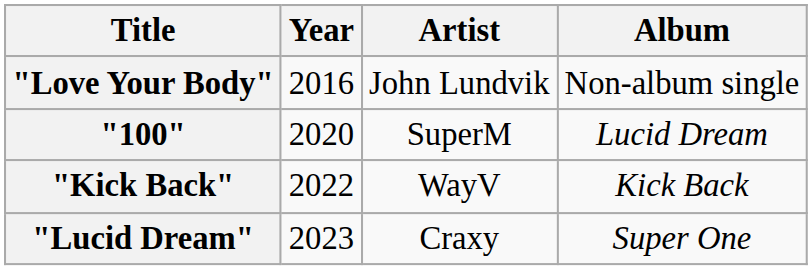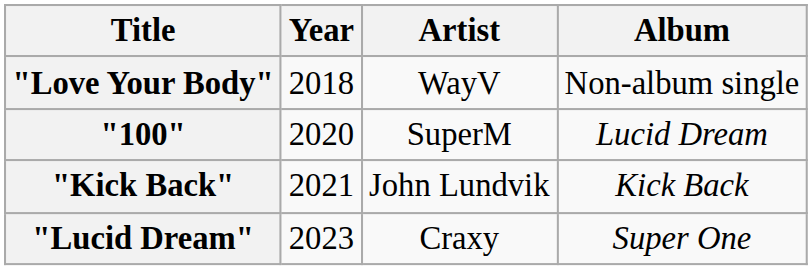(321, 82) 2016 -> (321, 82) 2018
(459, 82) John Lundvik -> (459, 82) WayV
(321, 185) 2022 -> (321, 185) 2021
(459, 185) WayV -> (459, 185) John Lundvik
